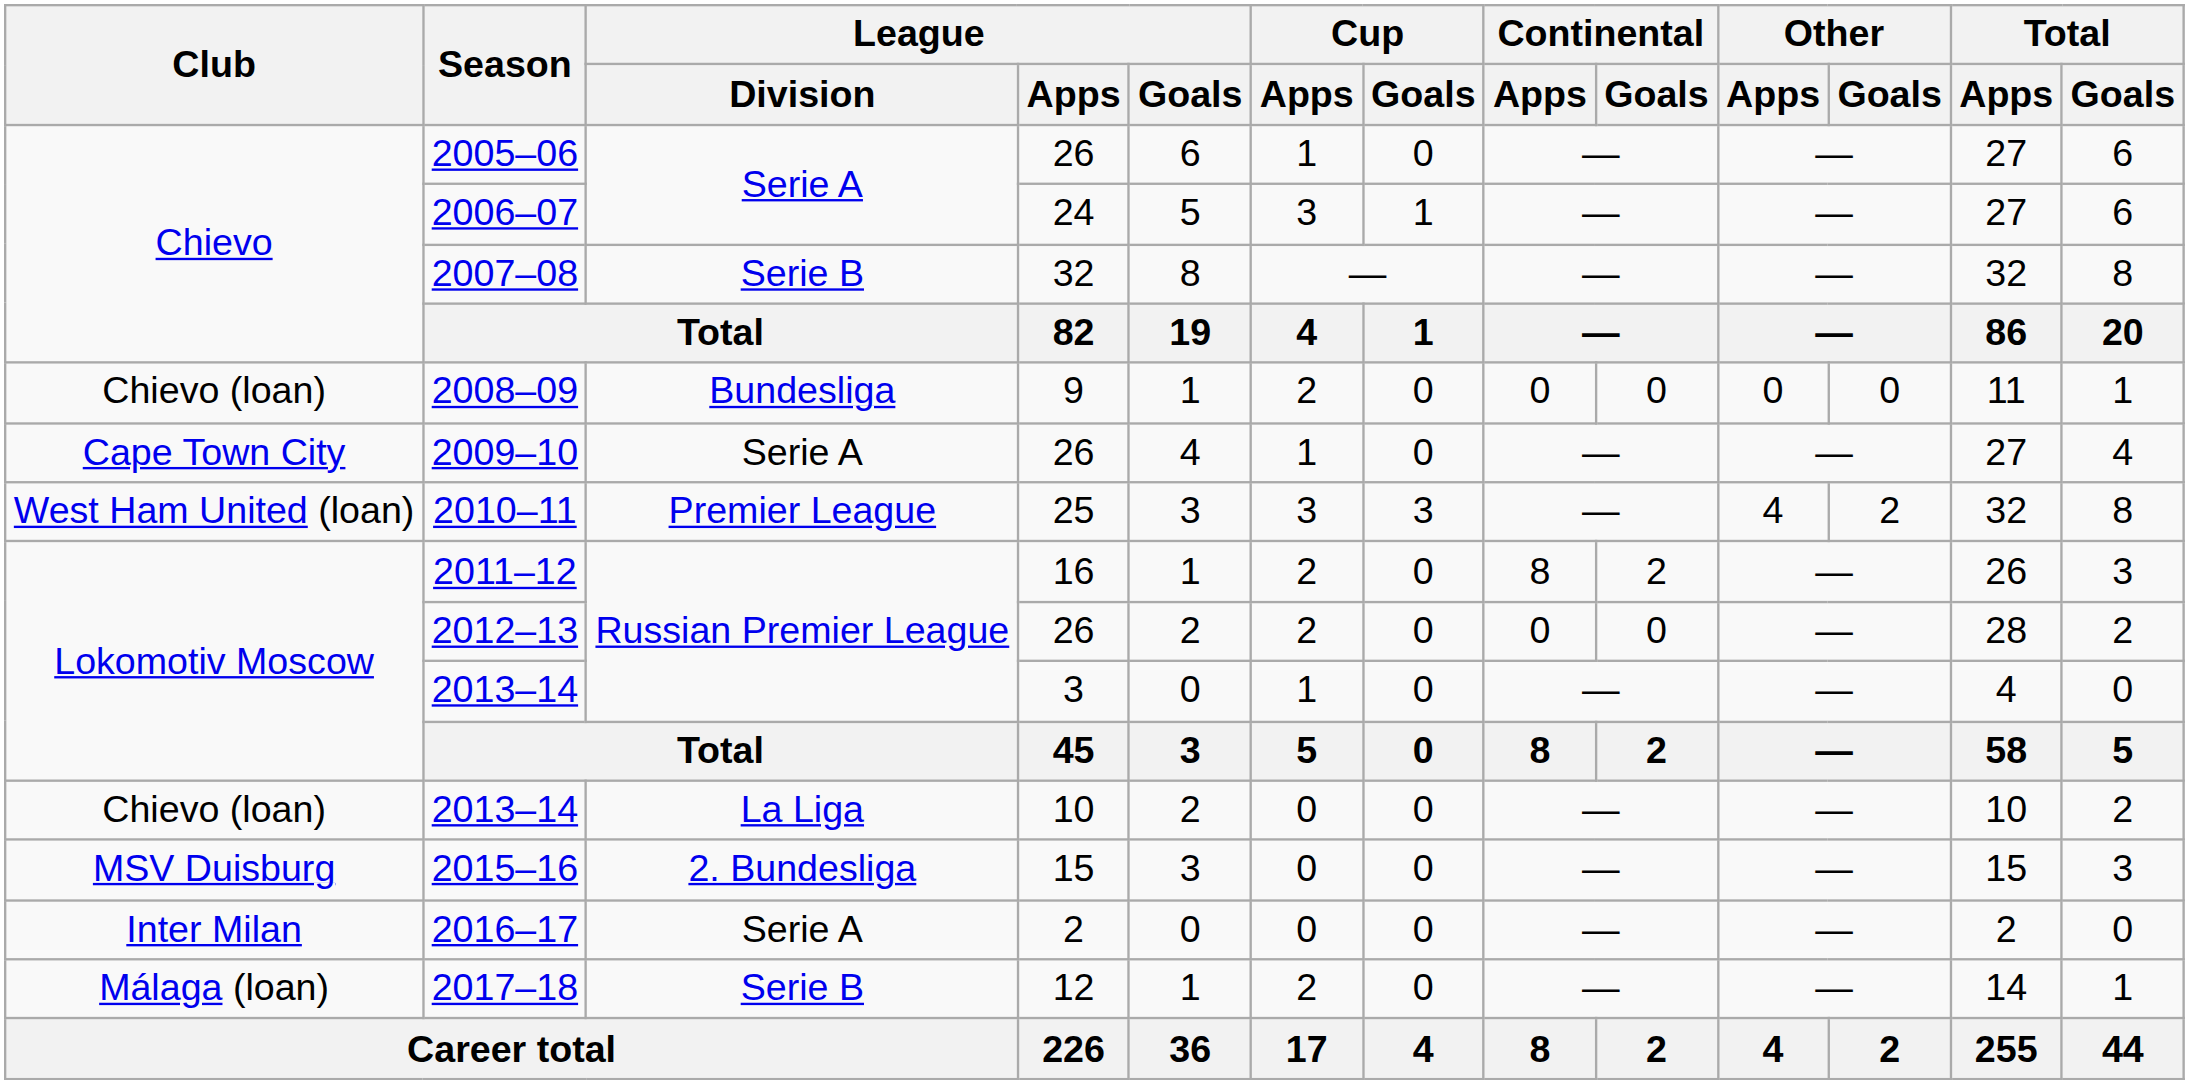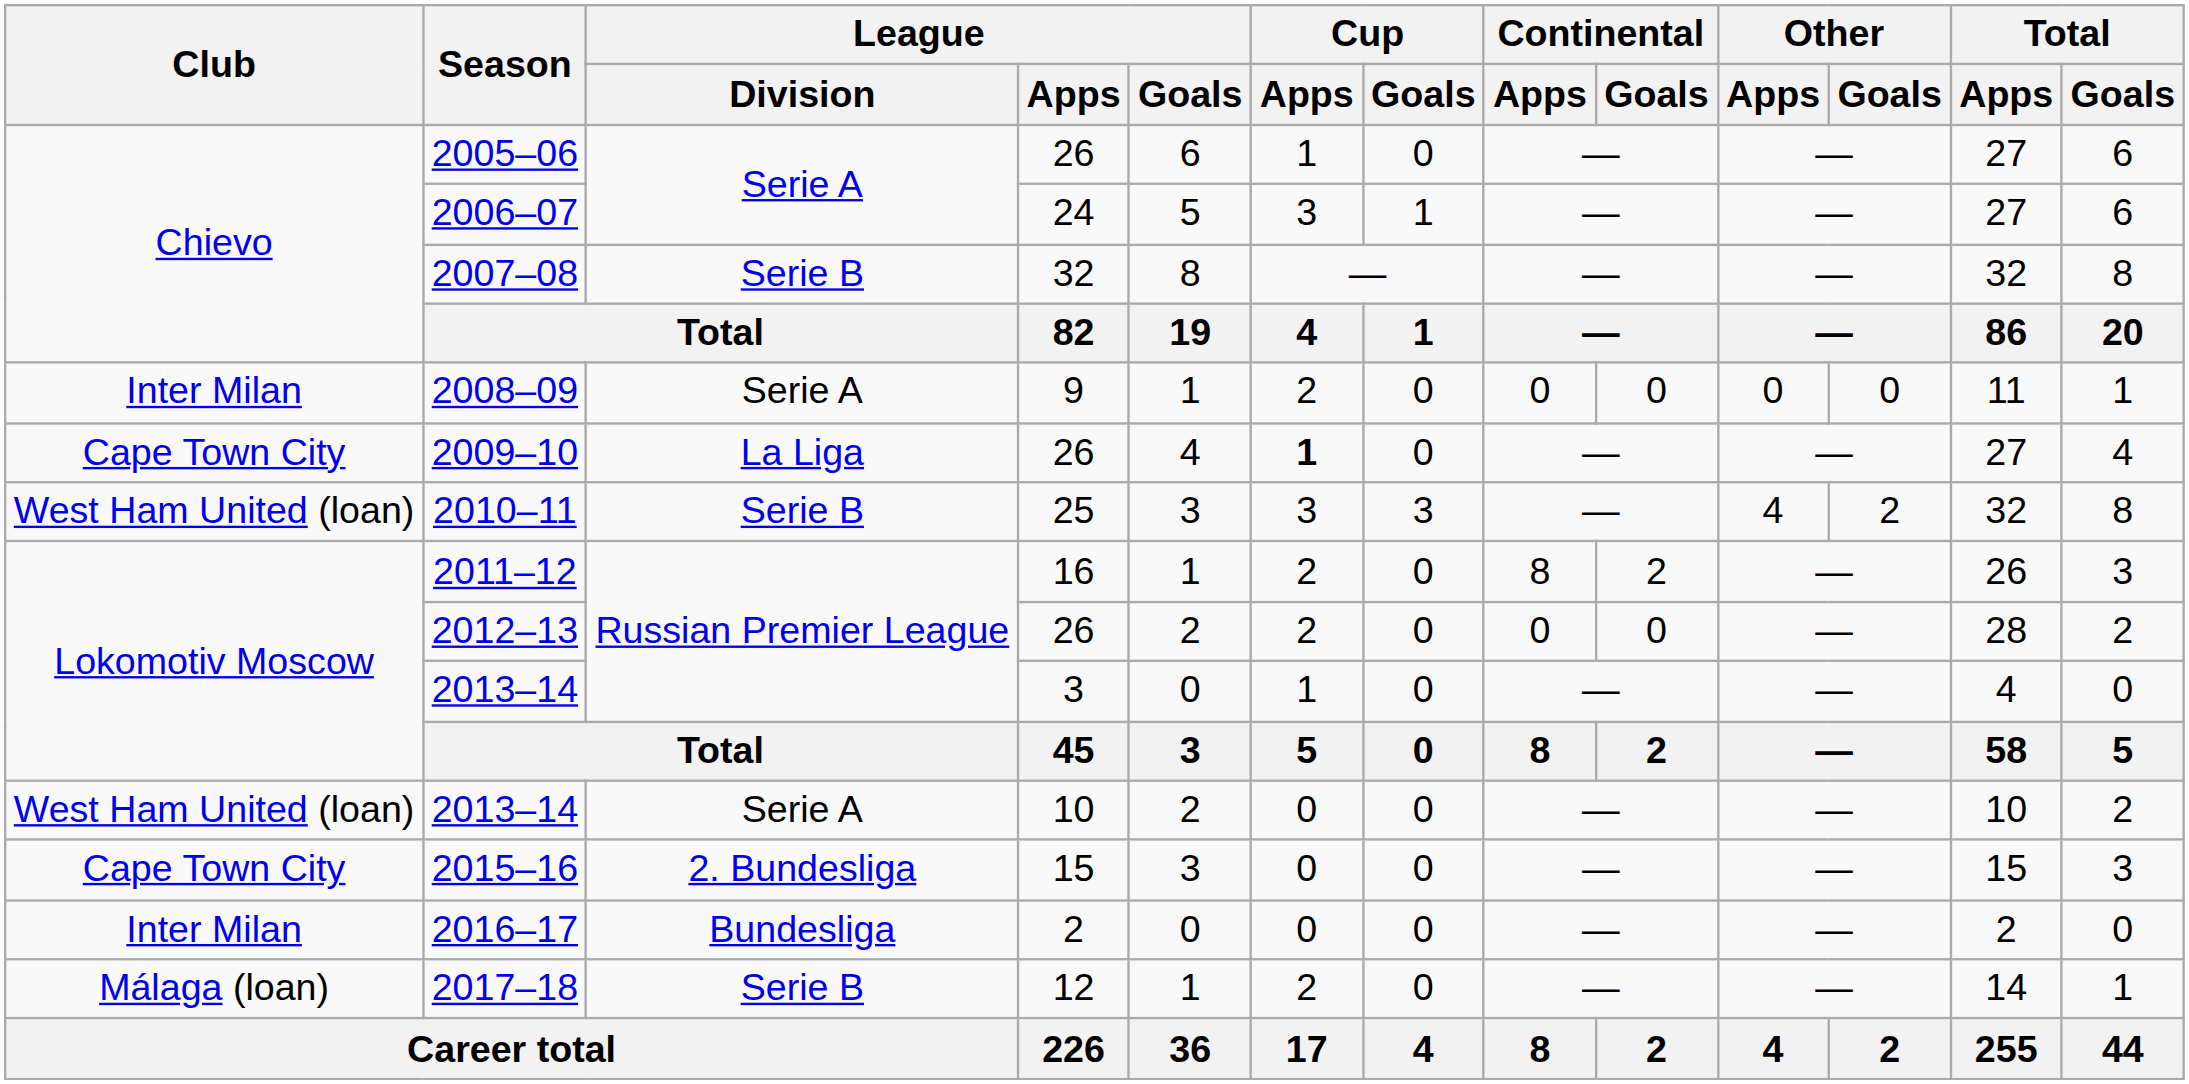(214, 392) Chievo (loan) -> (214, 392) Inter Milan
(802, 392) Bundesliga -> (802, 392) Serie A
(802, 451) Serie A -> (802, 451) La Liga
(1307, 451) normal -> (1307, 451) bold
(802, 511) Premier League -> (802, 511) Serie B
(214, 809) Chievo (loan) -> (214, 809) West Ham United (loan)
(802, 809) La Liga -> (802, 809) Serie A
(214, 869) MSV Duisburg -> (214, 869) Cape Town City
(802, 928) Serie A -> (802, 928) Bundesliga
